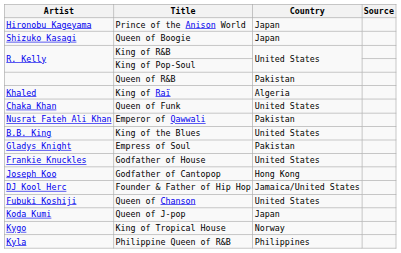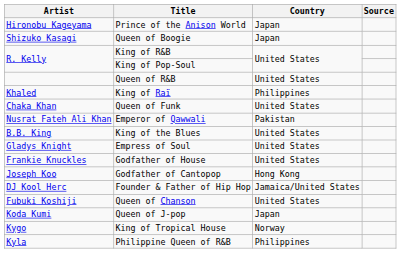(275, 79) Pakistan -> (287, 79) United States
(272, 92) Algeria -> (282, 92) Philippines
(275, 147) Pakistan -> (287, 147) United States
